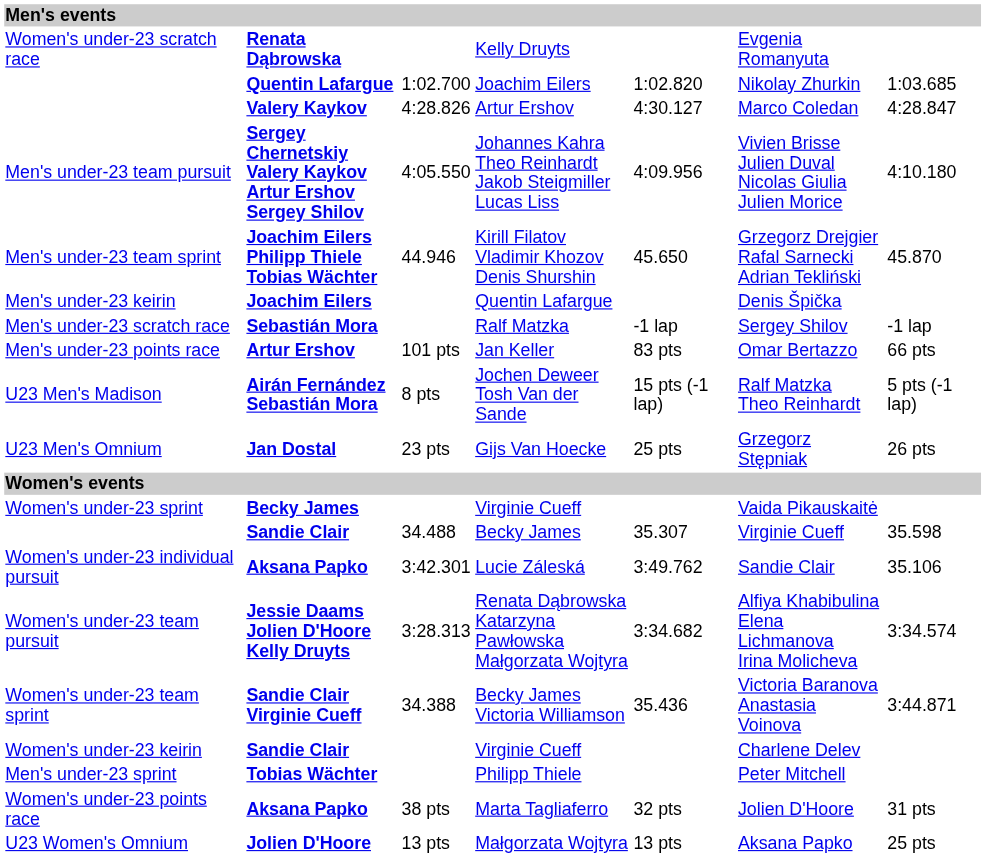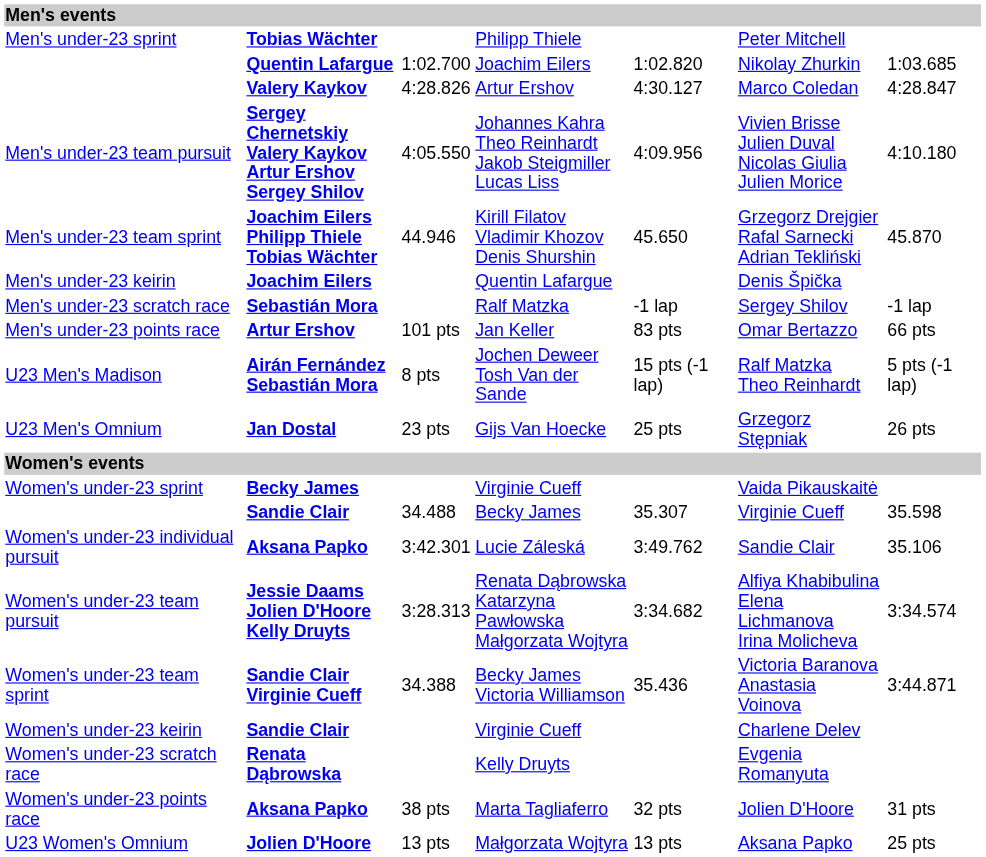rows swapped: (91, 774) <-> (111, 49)
